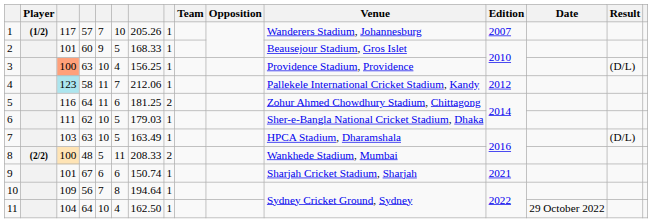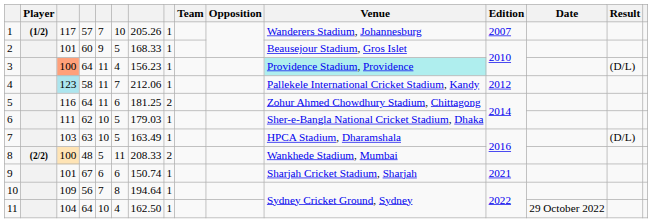(87, 66) 63 -> (87, 66) 64
(103, 66) 10 -> (103, 66) 11
(146, 66) 156.25 -> (146, 66) 156.23
(340, 66) no background -> (340, 66) paleturquoise background
